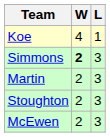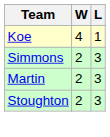(79, 57) bold -> (79, 57) normal
- row: (33, 121)
